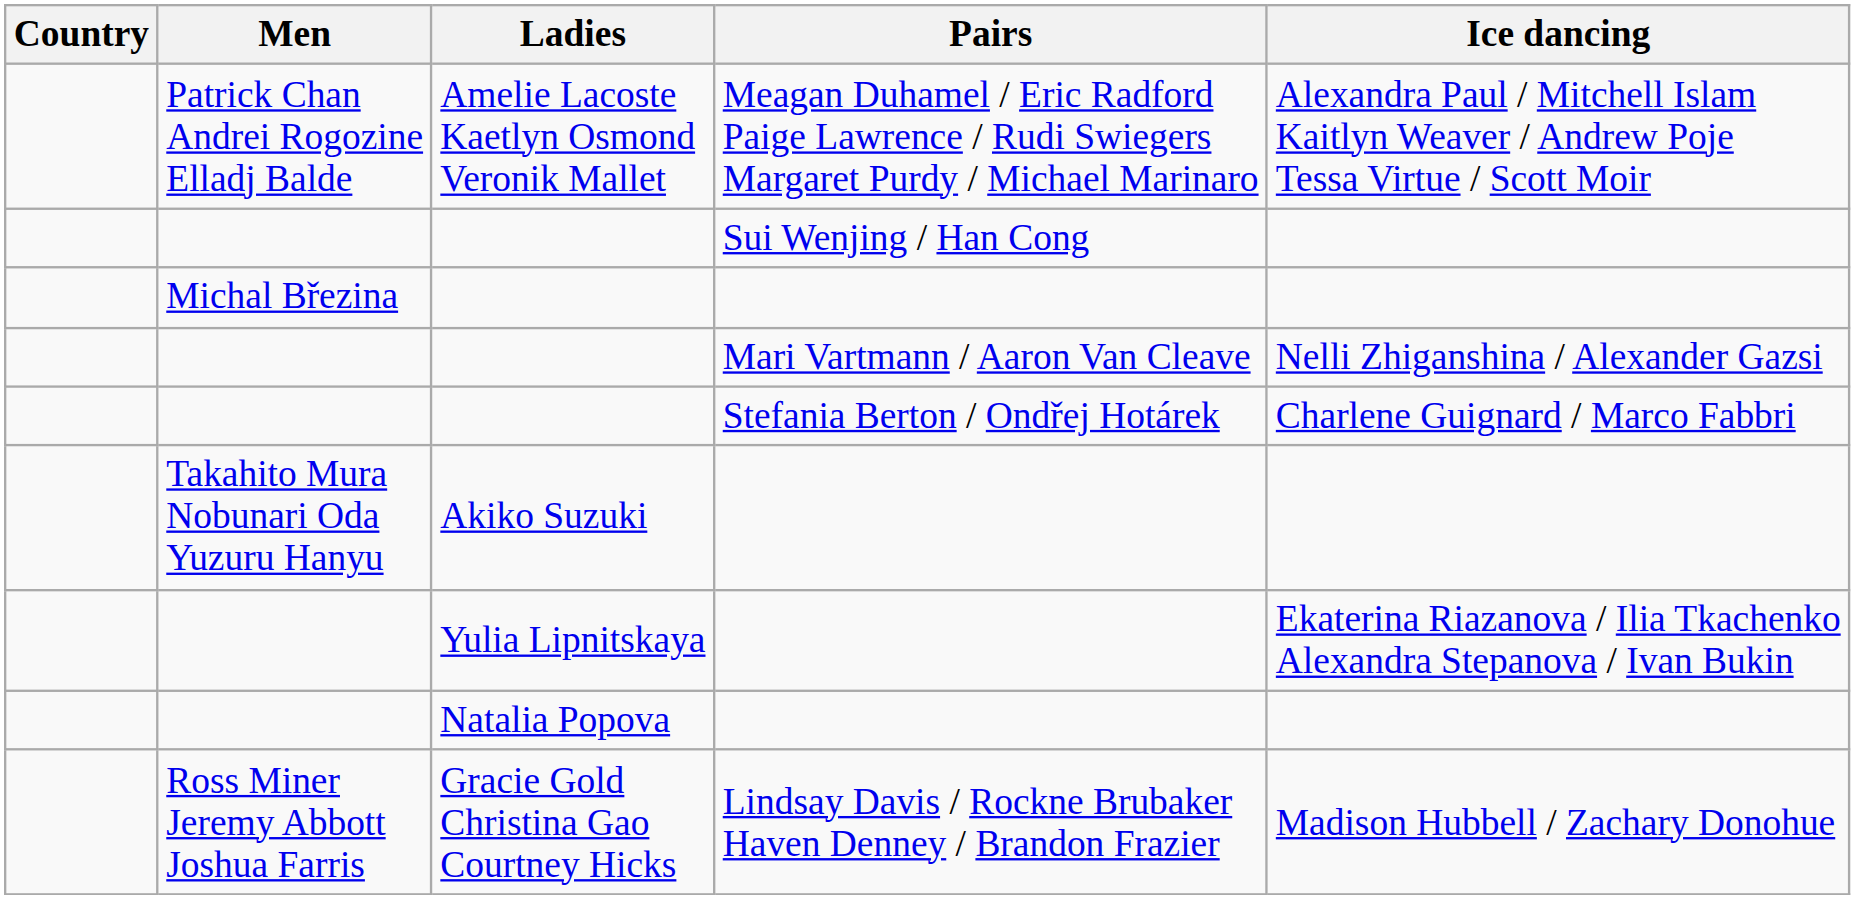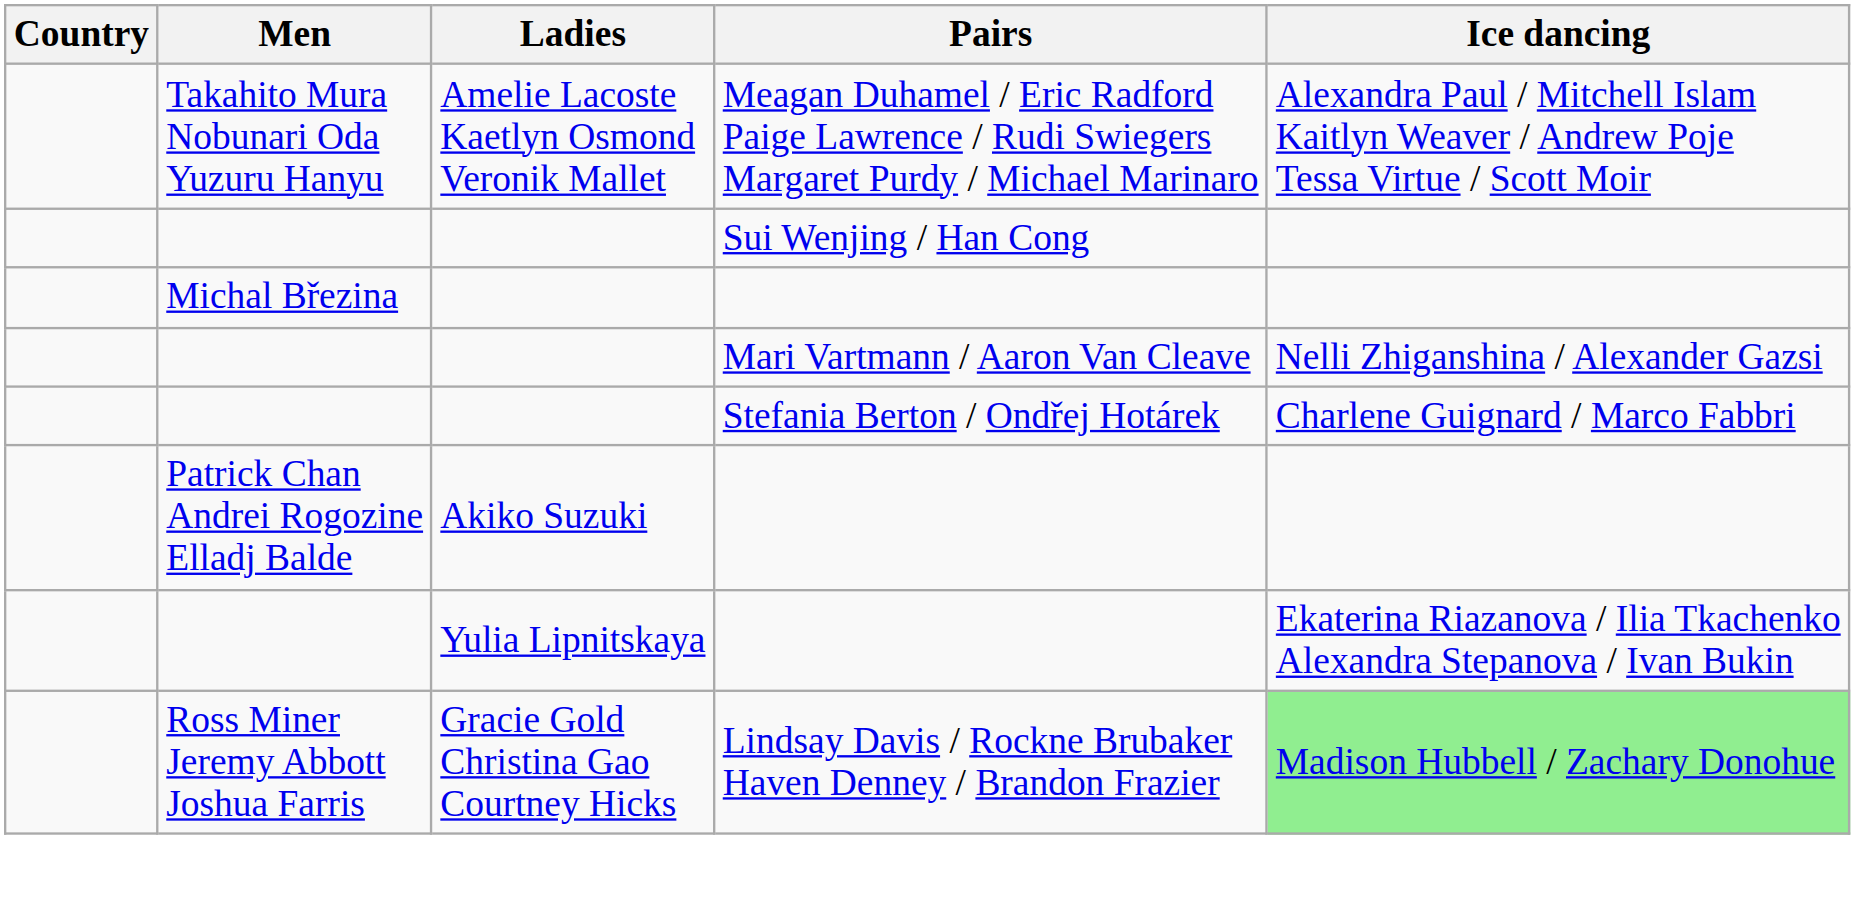(295, 135) Patrick Chan Andrei Rogozine Elladj Balde -> (277, 135) Takahito Mura Nobunari Oda Yuzuru Hanyu
(277, 516) Takahito Mura Nobunari Oda Yuzuru Hanyu -> (295, 516) Patrick Chan Andrei Rogozine Elladj Balde
- row: (555, 719)
(1556, 821) no background -> (1556, 761) lightgreen background
